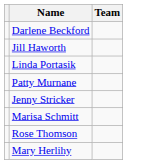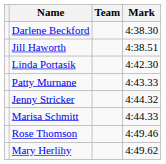+ column: (142, 13)
